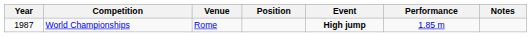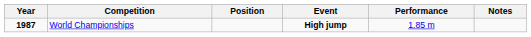- column: (217, 12)
(24, 25) normal -> (26, 25) bold
